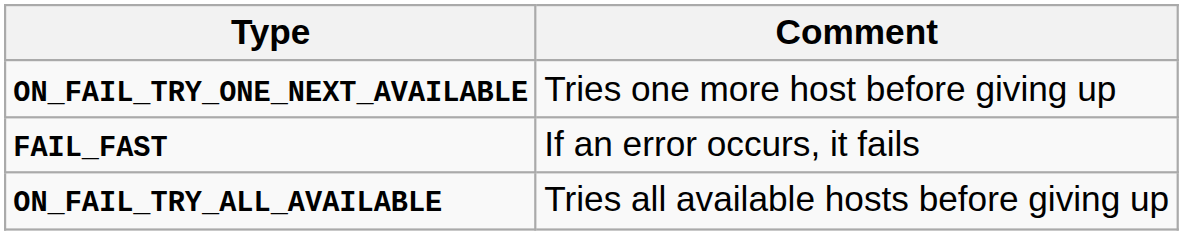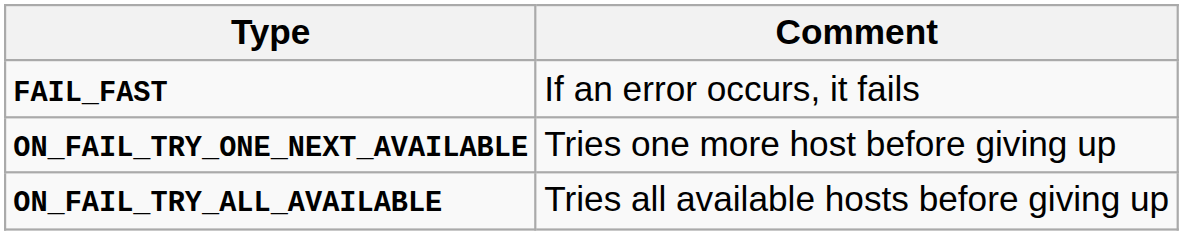rows swapped: (90, 148) <-> (271, 92)
